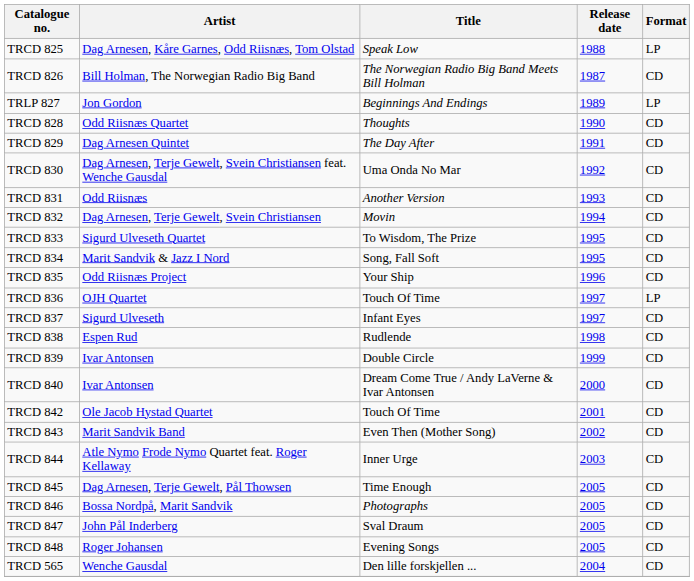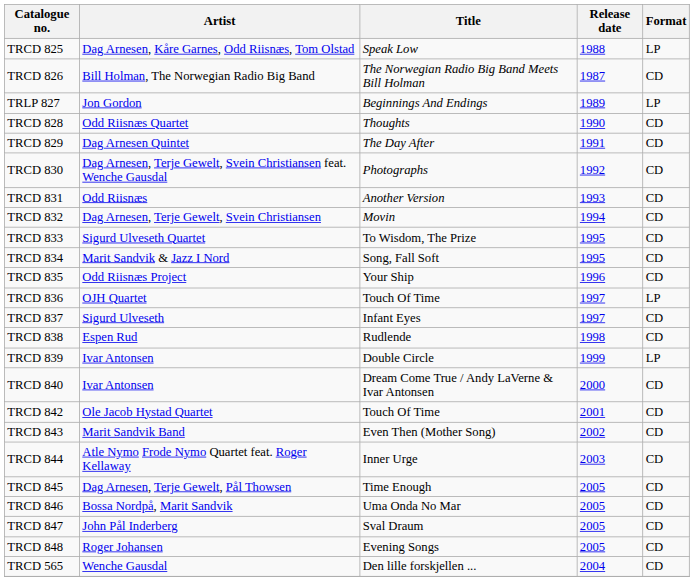(412, 170) Uma Onda No Mar -> (395, 170) Photographs
(654, 357) CD -> (653, 357) LP
(395, 506) Photographs -> (412, 506) Uma Onda No Mar
